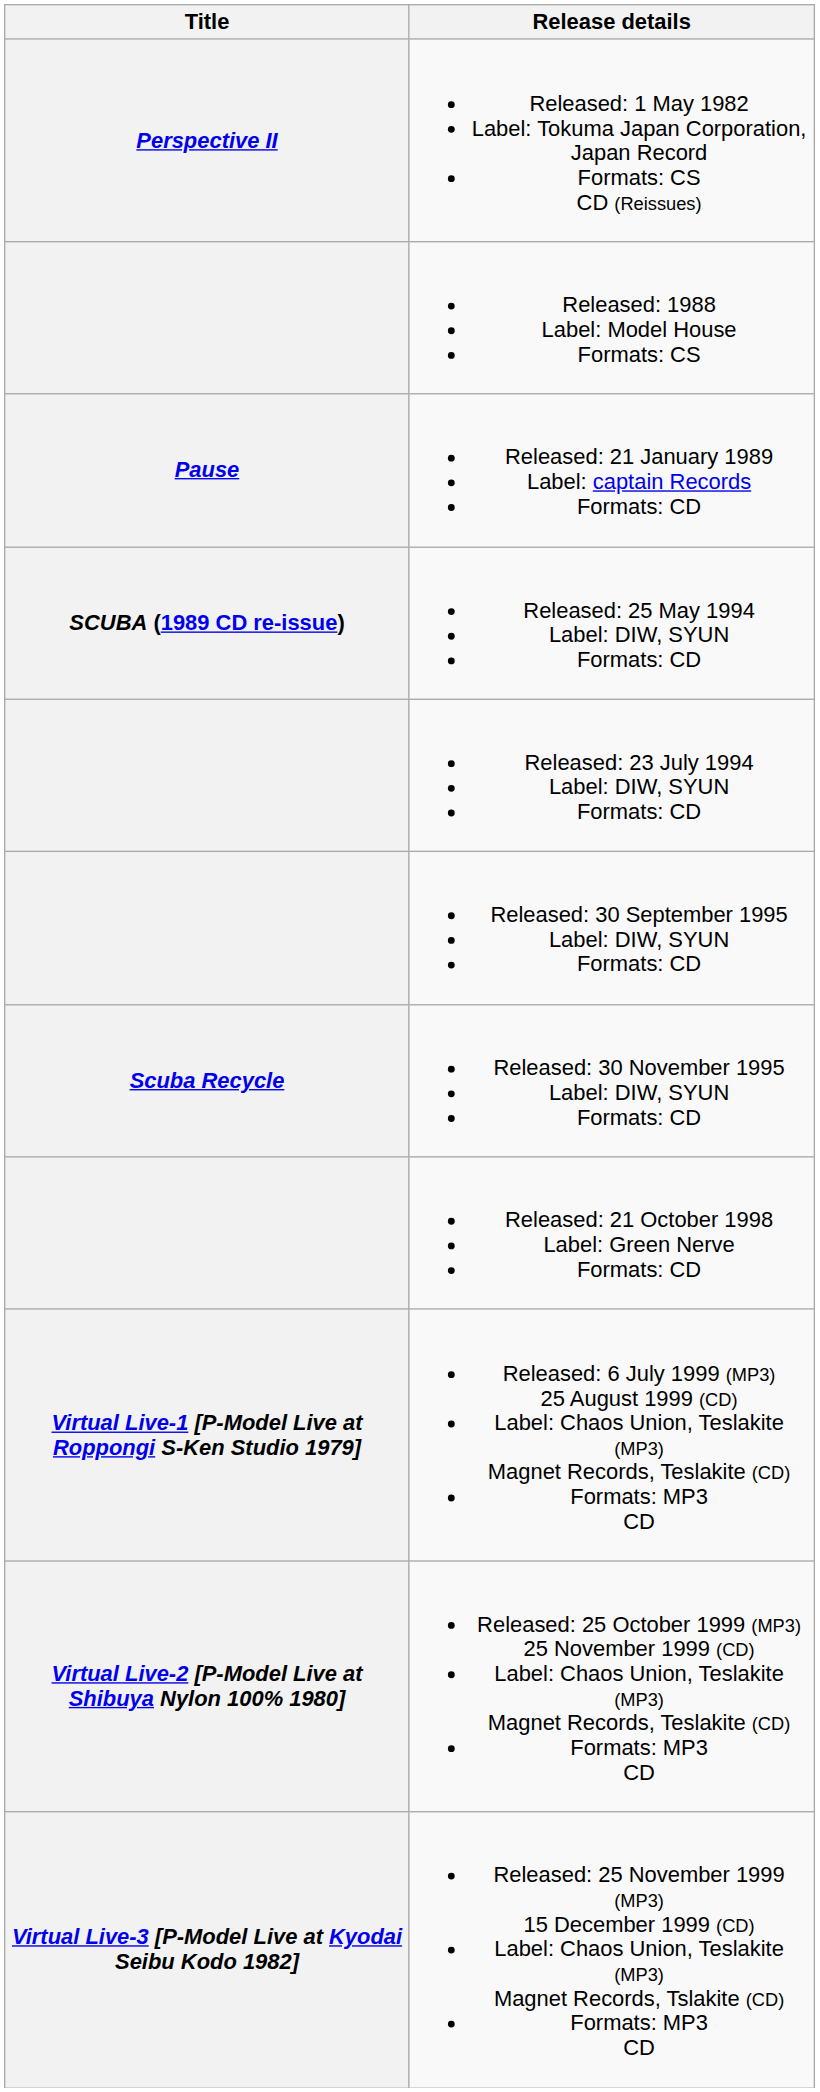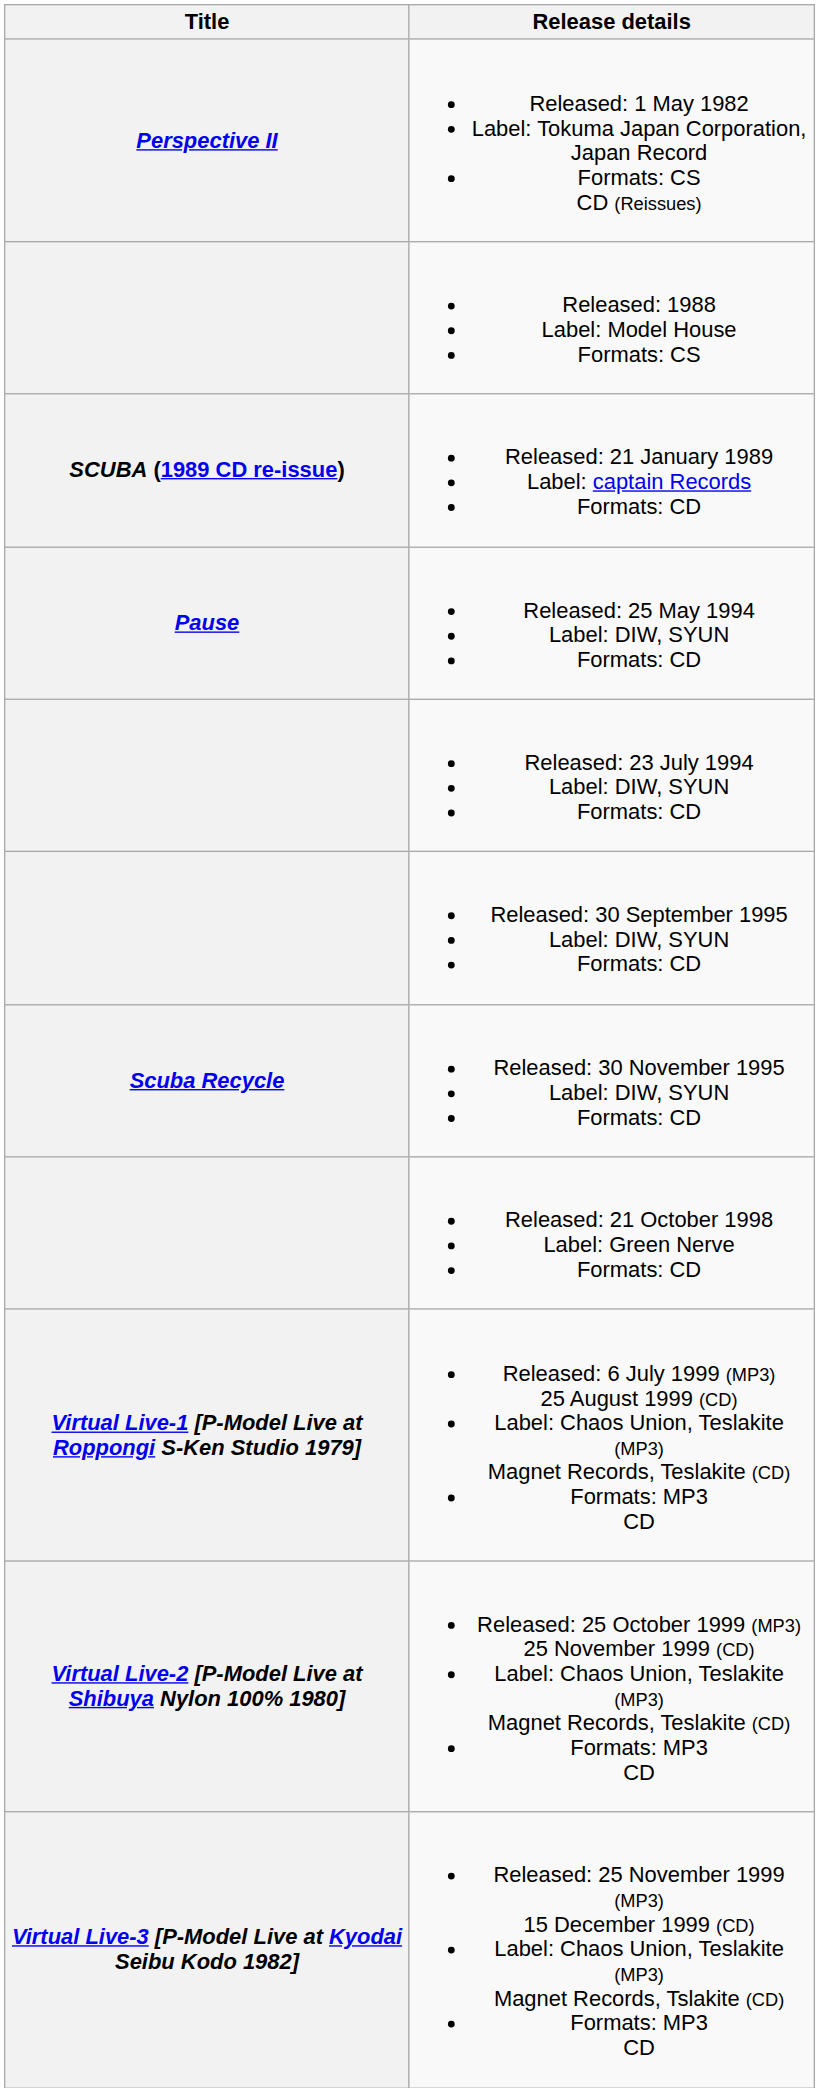(207, 470) Pause -> (207, 470) SCUBA (1989 CD re-issue)
(207, 622) SCUBA (1989 CD re-issue) -> (207, 622) Pause
